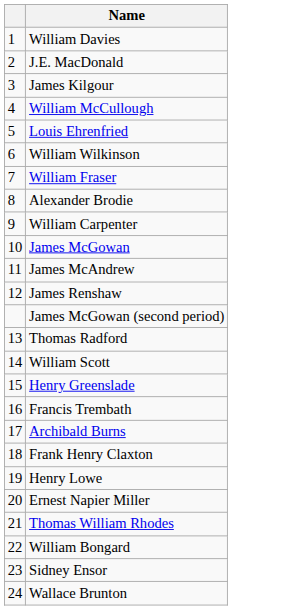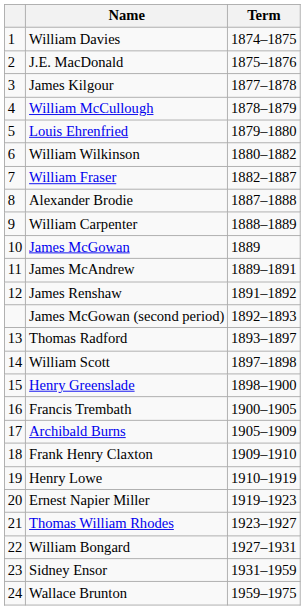+ column: (264, 16)
